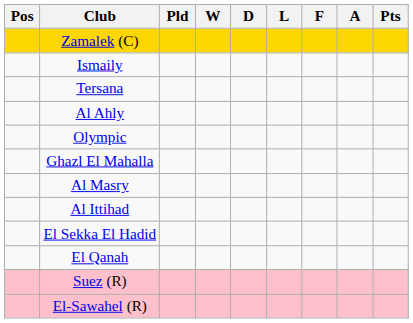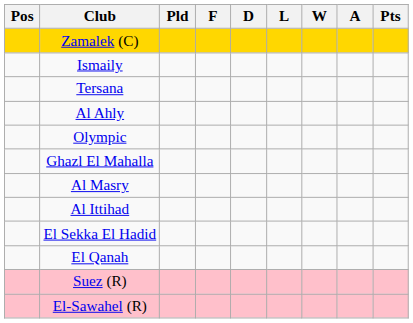columns swapped: (213, 16) <-> (319, 16)
